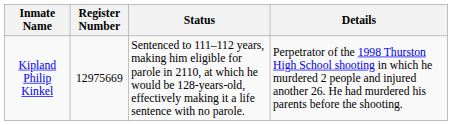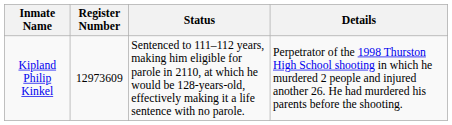(99, 78) 12975669 -> (99, 78) 12973609
